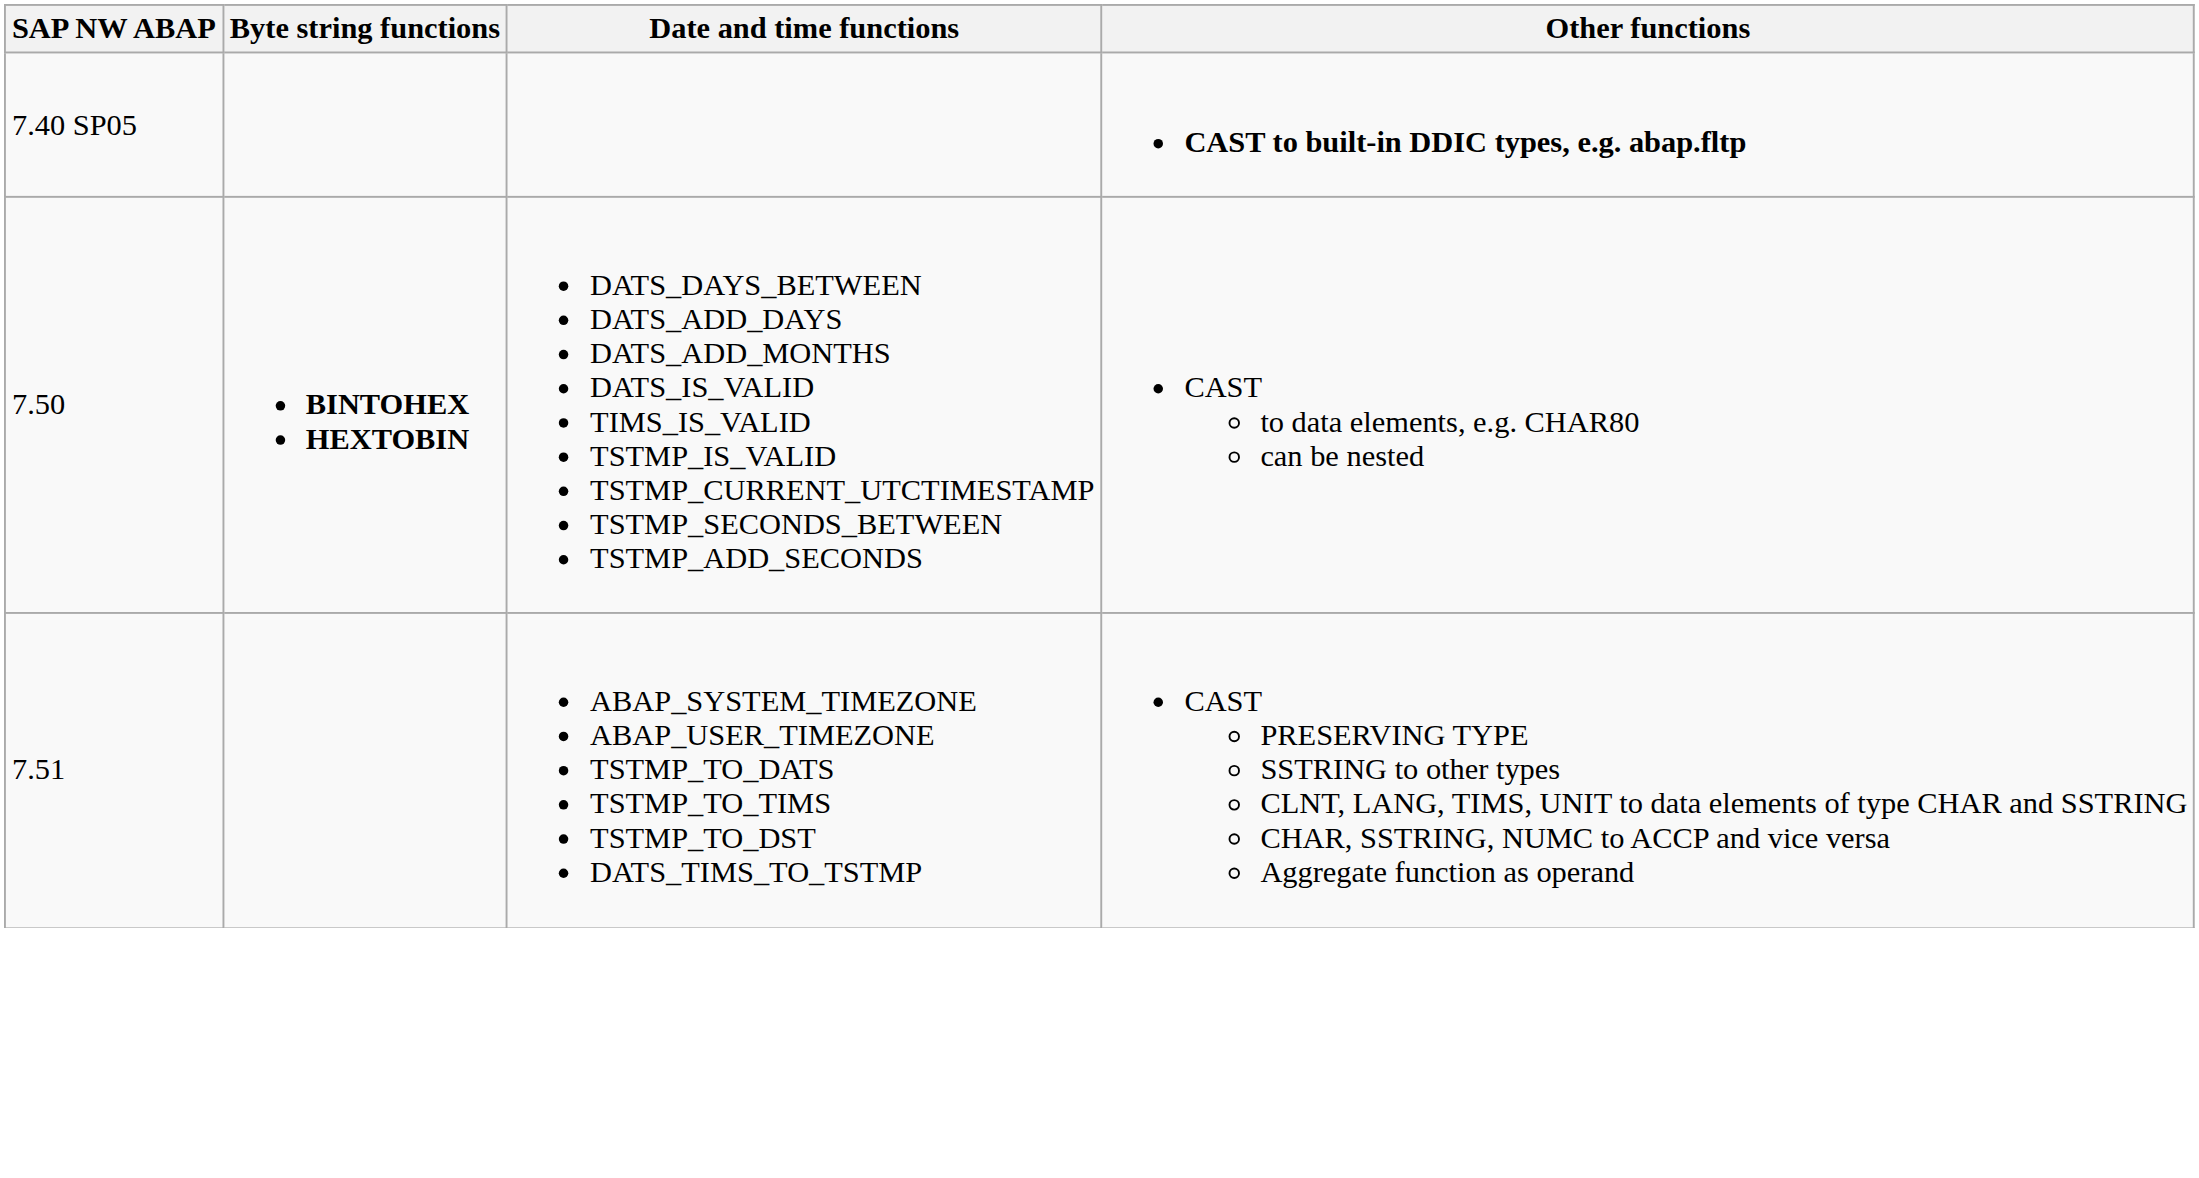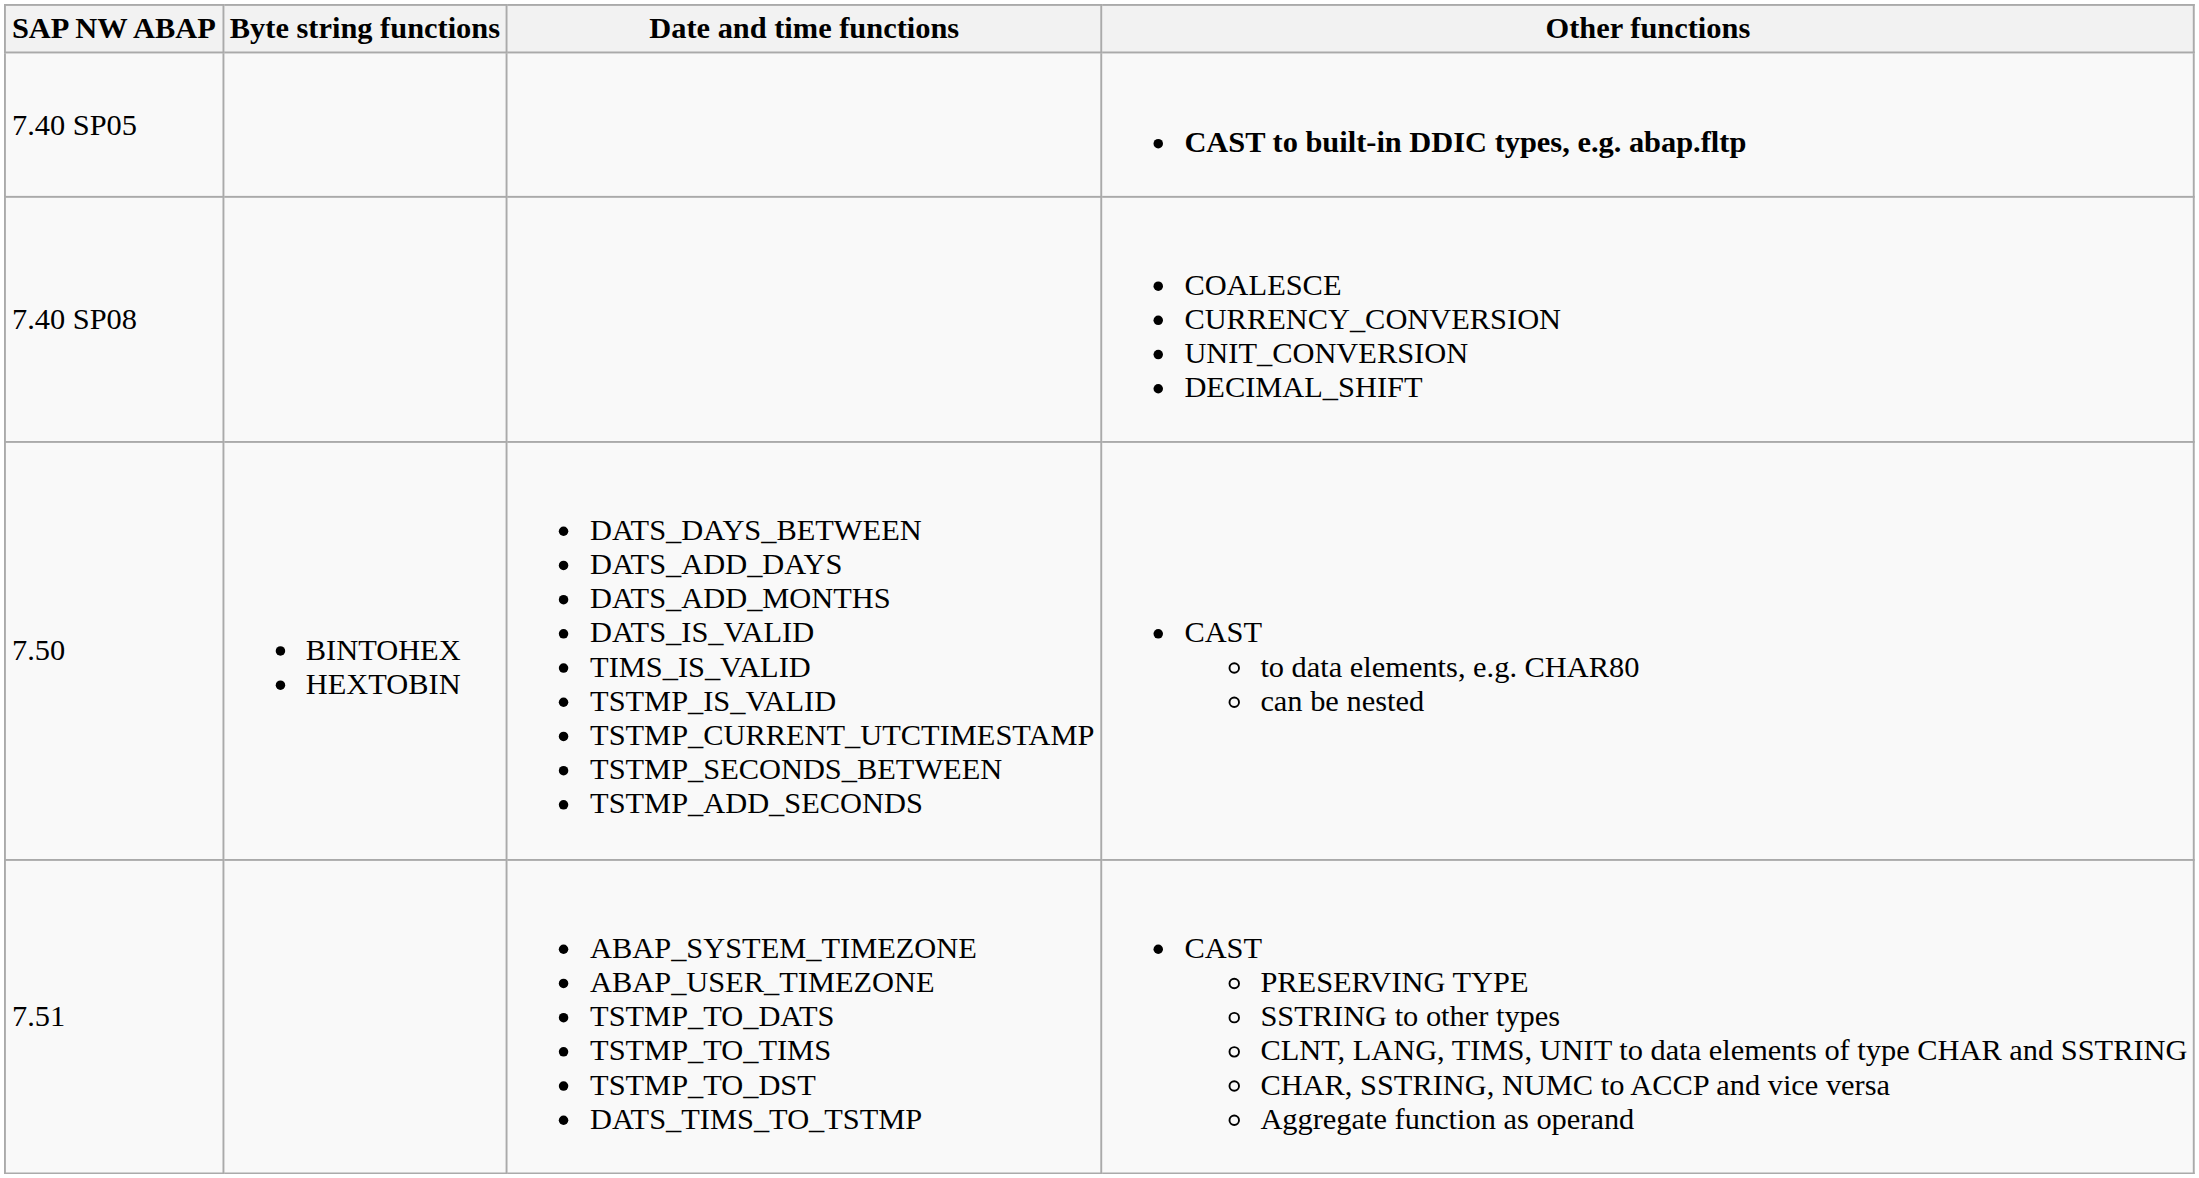+ row: (74, 318)
(365, 422) bold -> (365, 668) normal
